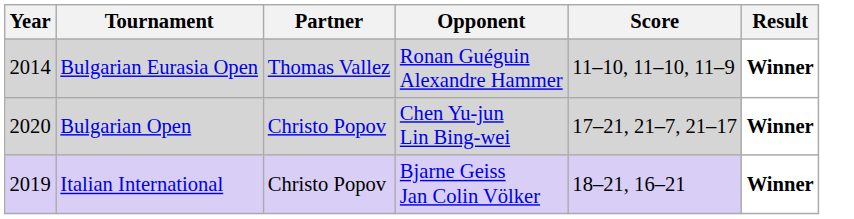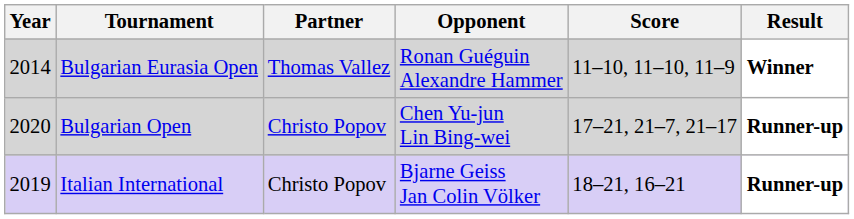(780, 126) Winner -> (795, 126) Runner-up
(780, 184) Winner -> (795, 184) Runner-up
